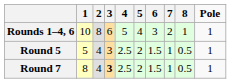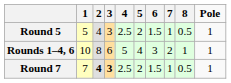rows swapped: (41, 31) <-> (41, 50)
(85, 68) 8 -> (85, 68) 7
(99, 68) normal -> (99, 68) bold
